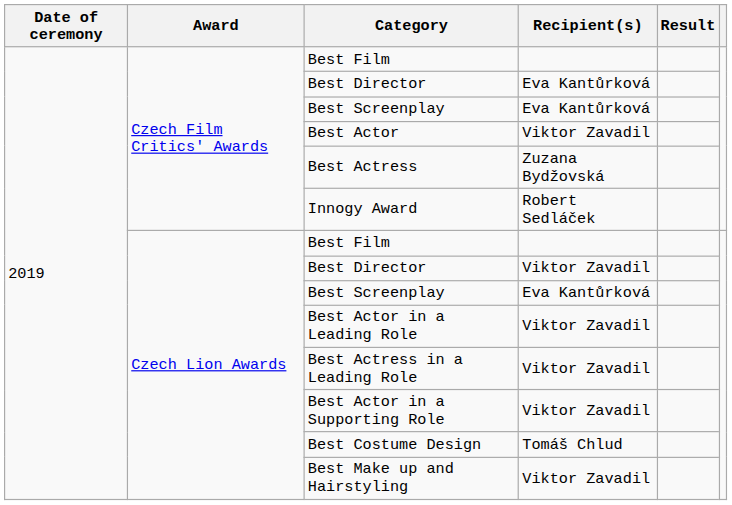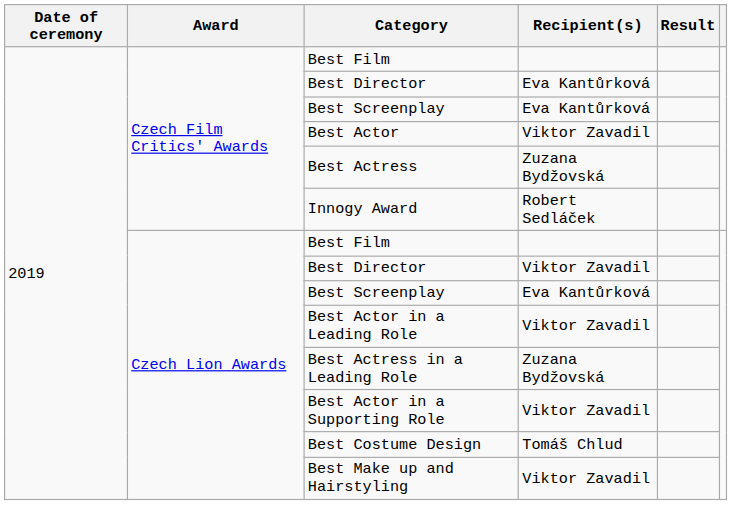(586, 369) Viktor Zavadil -> (563, 369) Zuzana Bydžovská
